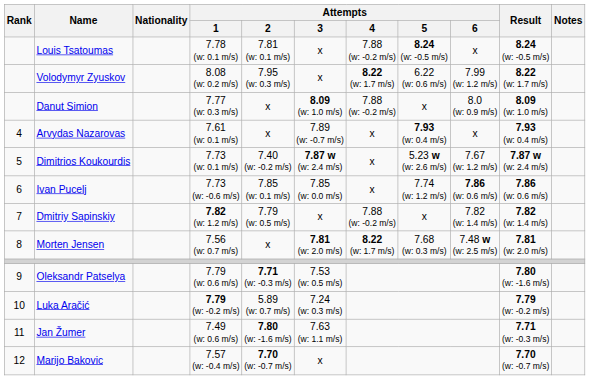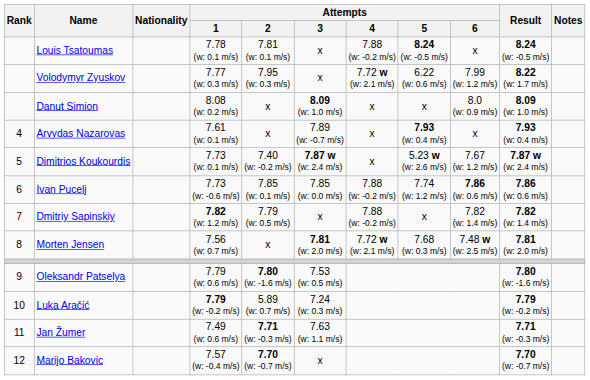(216, 78) 8.08 (w: 0.2 m/s) -> (216, 78) 7.77 (w: 0.3 m/s)
(372, 78) 8.22 (w: 1.7 m/s) -> (372, 78) 7.72 w (w: 2.1 m/s)
(216, 106) 7.77 (w: 0.3 m/s) -> (216, 106) 8.08 (w: 0.2 m/s)
(372, 106) 7.88 (w: -0.2 m/s) -> (372, 106) x
(372, 189) x -> (372, 189) 7.88 (w: -0.2 m/s)
(372, 245) 8.22 (w: 1.7 m/s) -> (372, 245) 7.72 w (w: 2.1 m/s)
(268, 277) 7.71 (w: -0.3 m/s) -> (268, 277) 7.80 (w: -1.6 m/s)
(268, 333) 7.80 (w: -1.6 m/s) -> (268, 333) 7.71 (w: -0.3 m/s)
